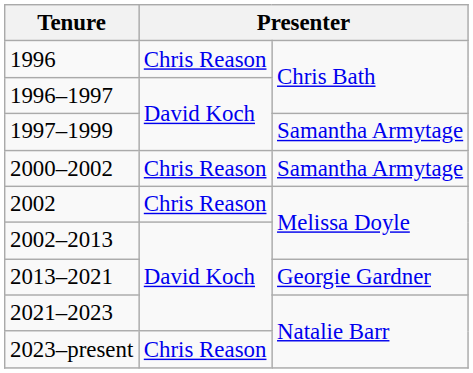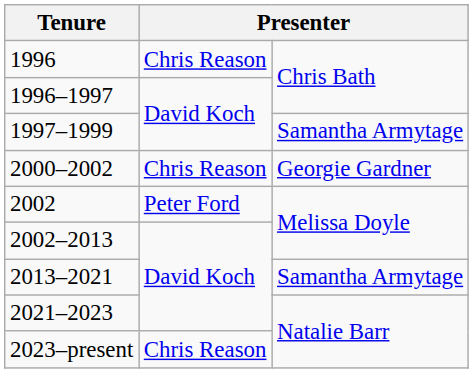(370, 167) Samantha Armytage -> (354, 167) Georgie Gardner
(205, 204) Chris Reason -> (192, 204) Peter Ford
(354, 276) Georgie Gardner -> (370, 276) Samantha Armytage
